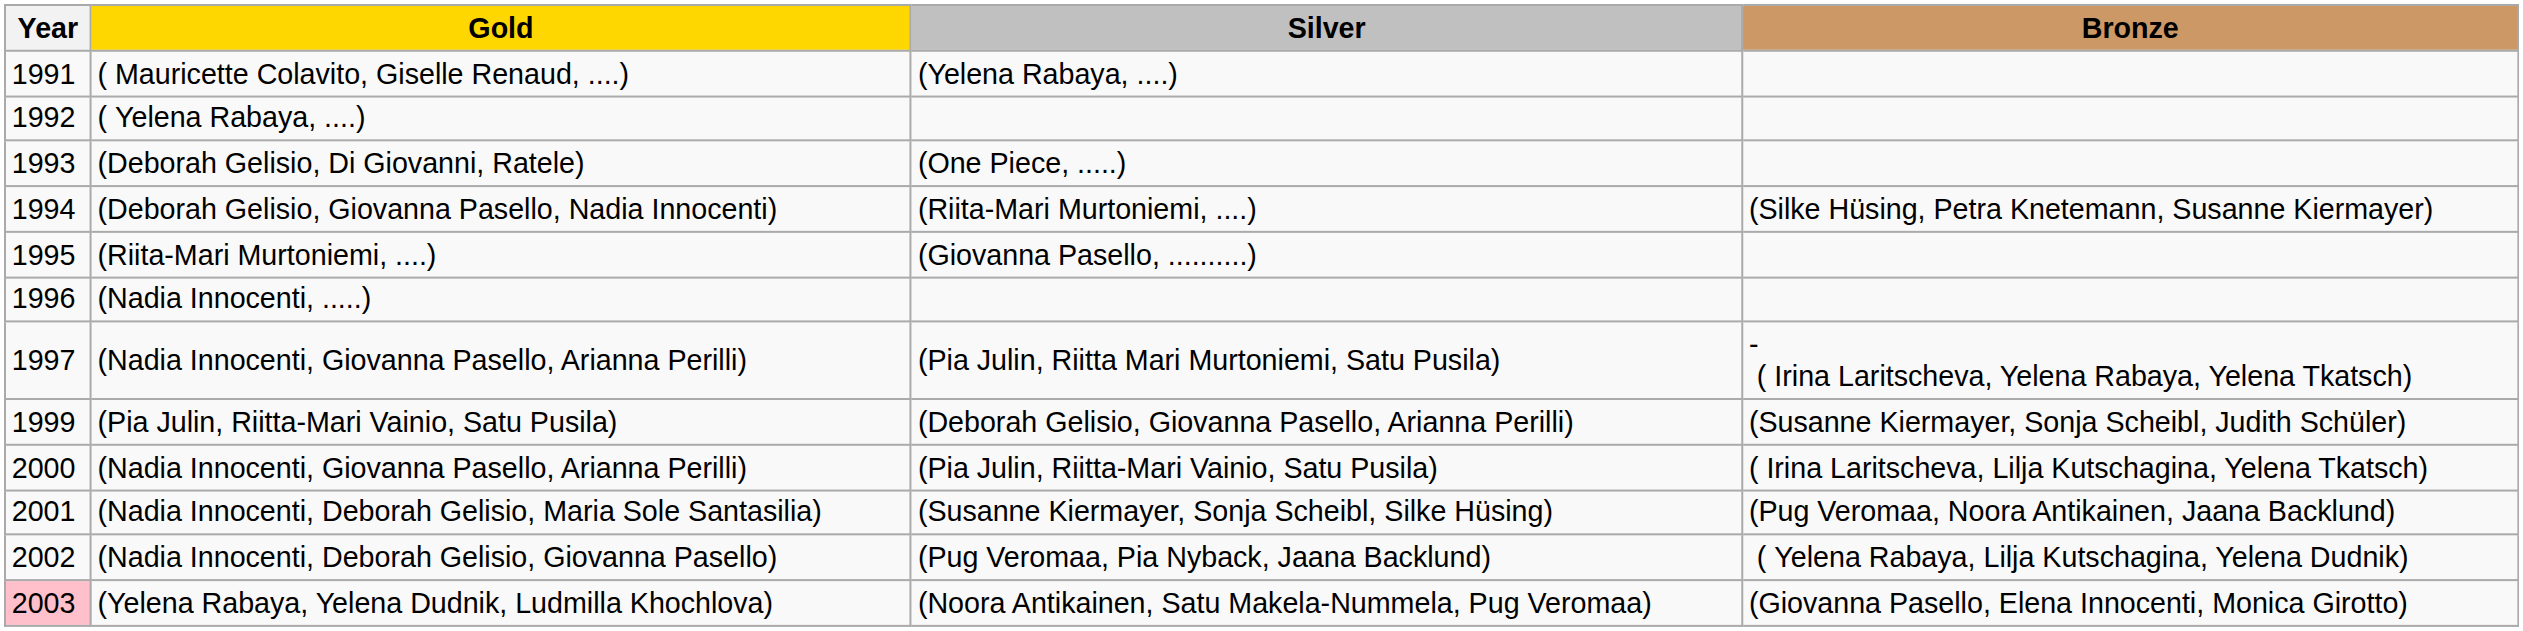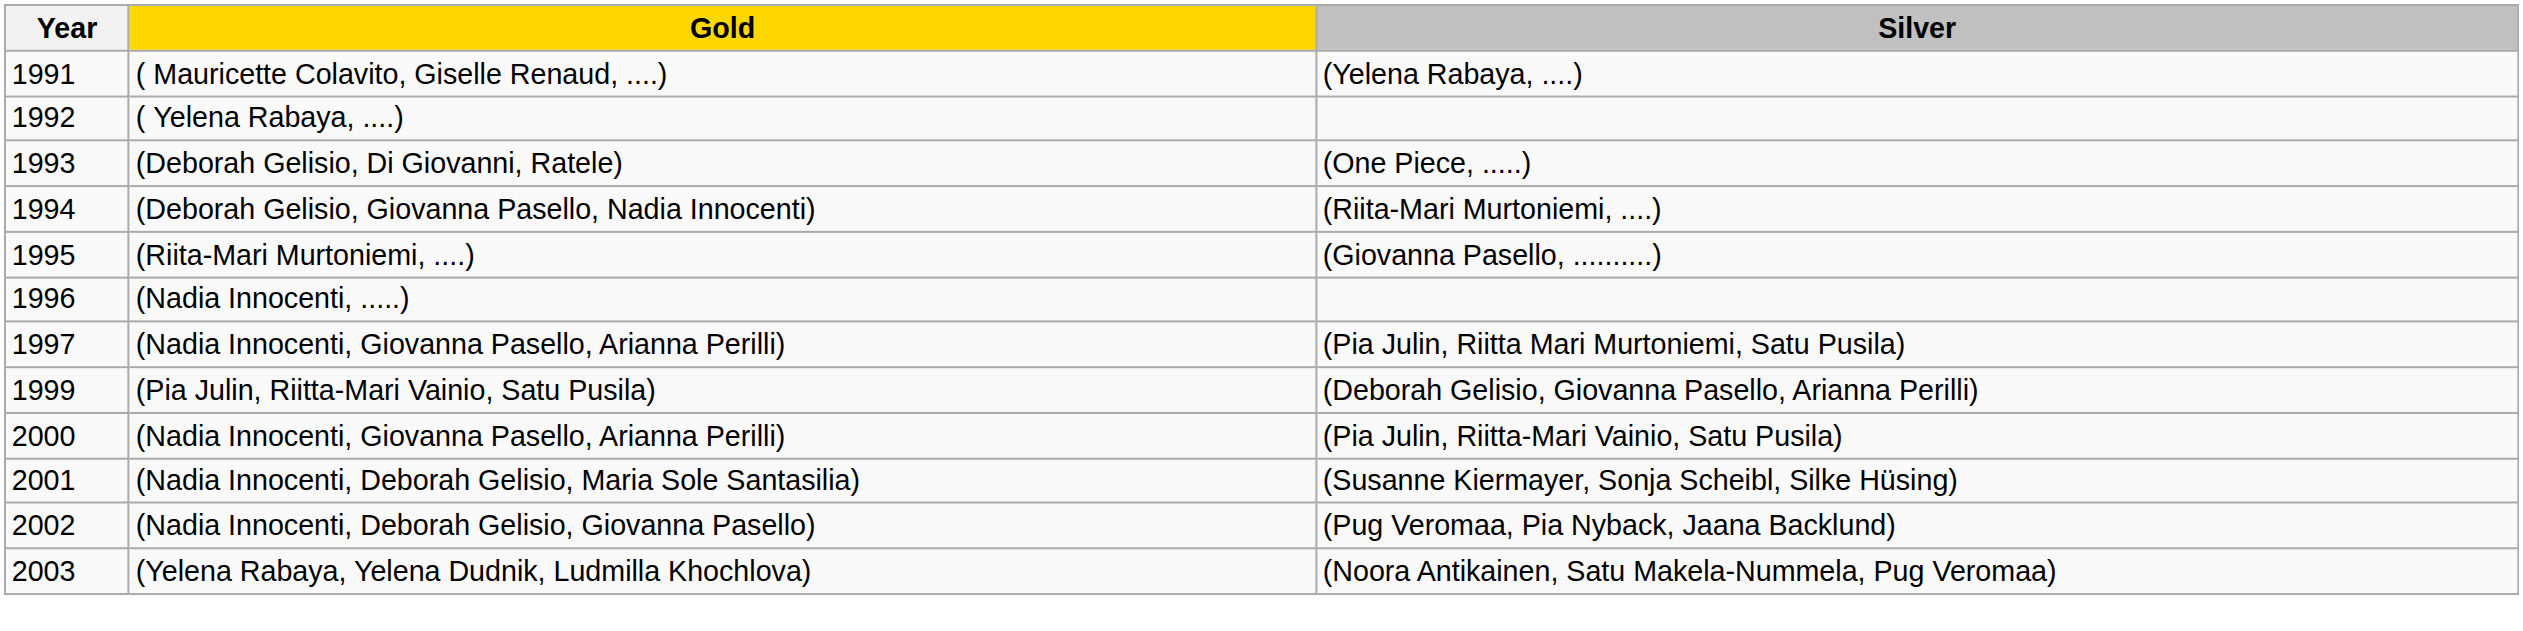- column: (2130, 28)
(44, 603) pink background -> (44, 571) no background
